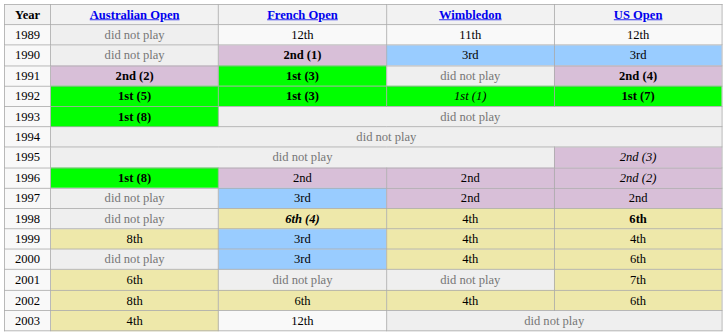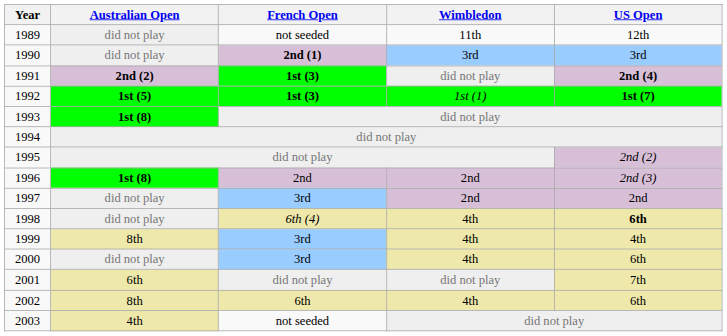(302, 34) 12th -> (302, 34) not seeded
(638, 157) 2nd (3) -> (638, 157) 2nd (2)
(638, 177) 2nd (2) -> (638, 177) 2nd (3)
(302, 218) bold -> (302, 218) normal
(302, 320) 12th -> (302, 320) not seeded
